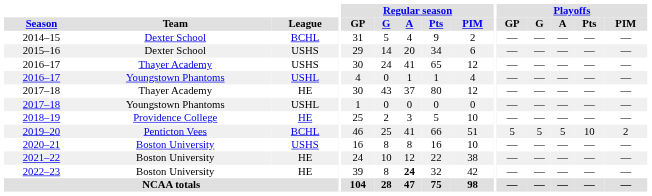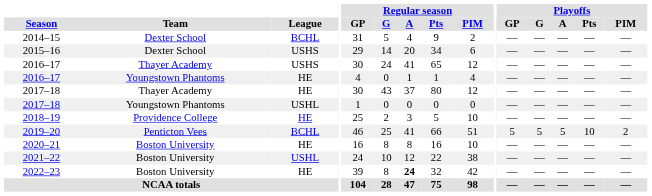(305, 77) USHL -> (305, 77) HE
(305, 144) USHS -> (305, 144) HE
(305, 158) HE -> (305, 158) USHL
